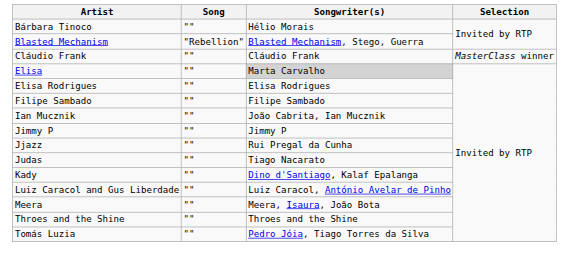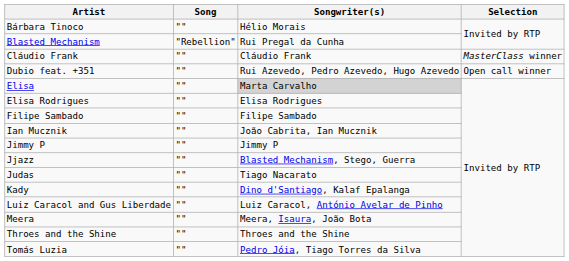(336, 41) Blasted Mechanism, Stego, Guerra -> (292, 41) Rui Pregal da Cunha
+ row: (51, 71)
(300, 145) Rui Pregal da Cunha -> (328, 160) Blasted Mechanism, Stego, Guerra
